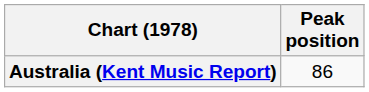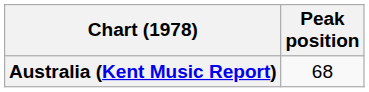(322, 71) 86 -> (322, 71) 68
